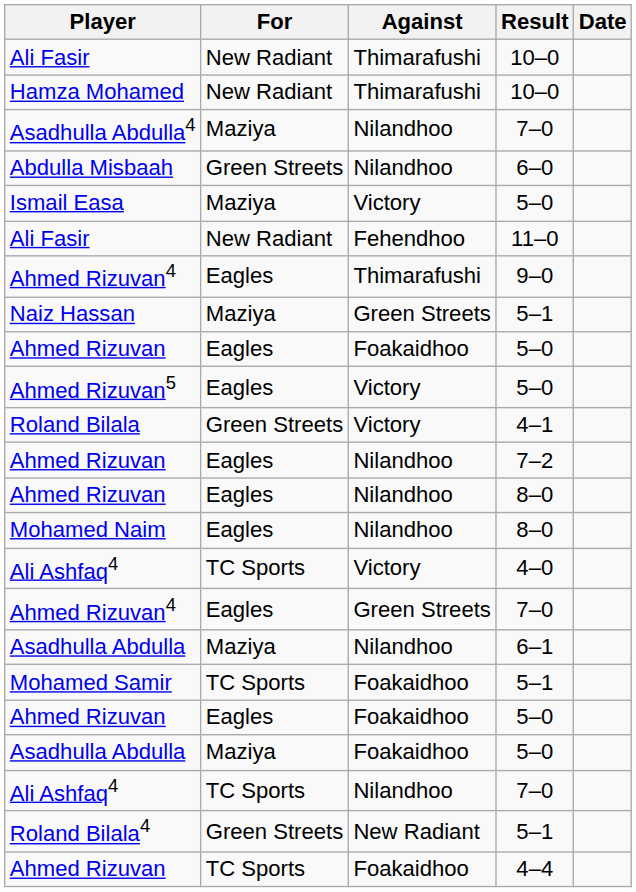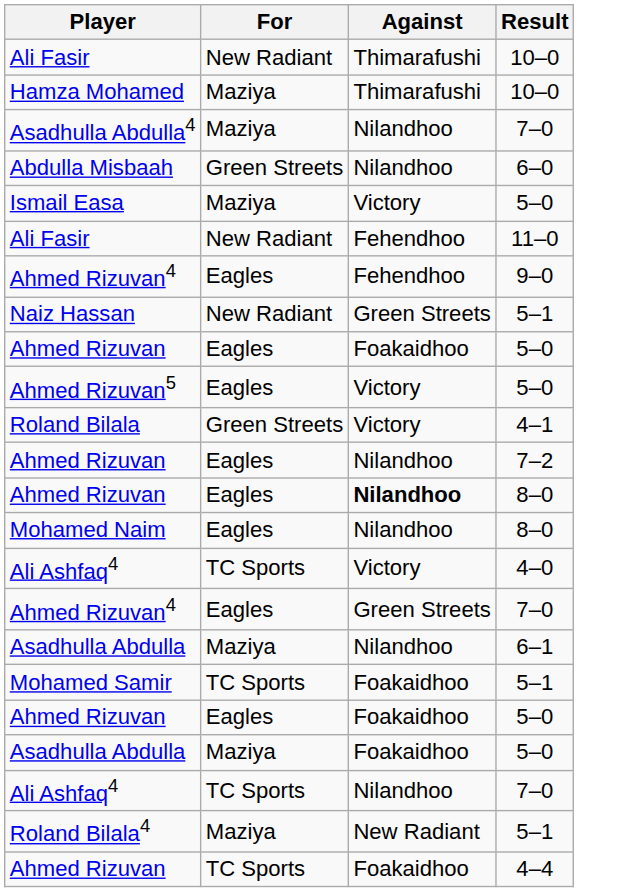- column: (603, 22)
(269, 92) New Radiant -> (241, 92) Maziya
(417, 276) Thimarafushi -> (409, 276) Fehendhoo
(241, 314) Maziya -> (269, 314) New Radiant
(403, 495) normal -> (407, 495) bold
(274, 831) Green Streets -> (241, 831) Maziya
